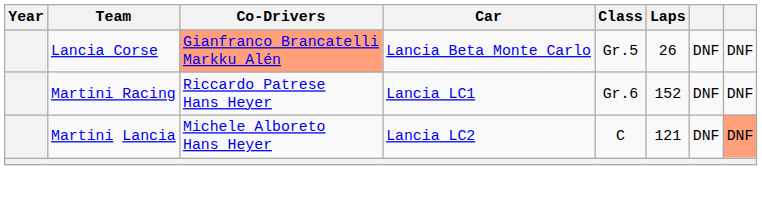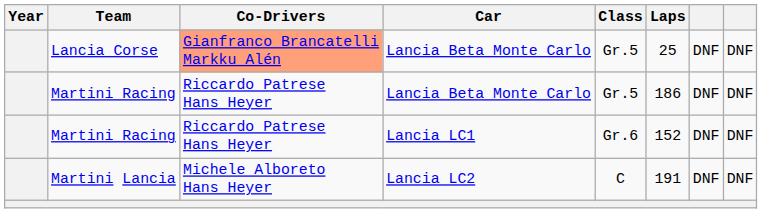(668, 51) 26 -> (668, 51) 25
+ row: (113, 93)
(668, 136) 121 -> (668, 179) 191
(740, 136) lightsalmon background -> (740, 179) no background
